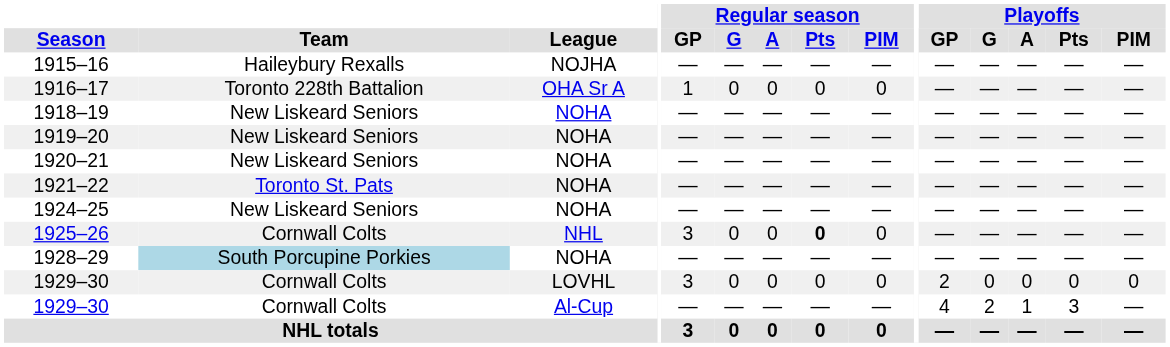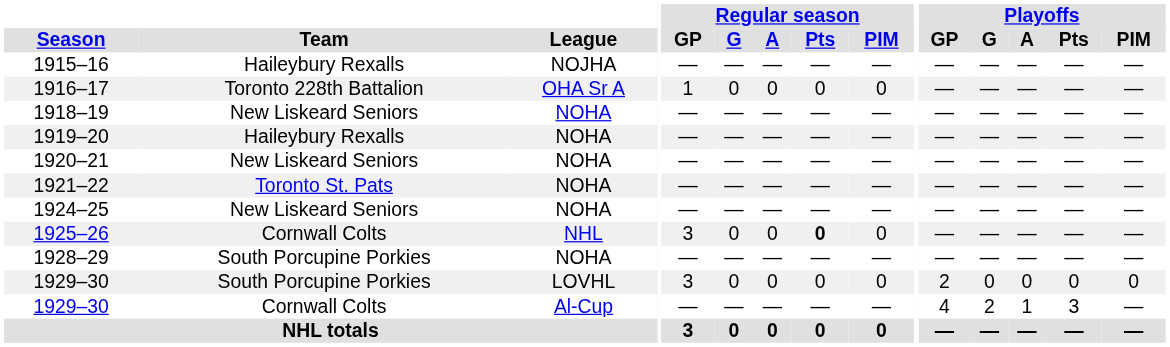(324, 136) New Liskeard Seniors -> (324, 136) Haileybury Rexalls
(324, 257) lightblue background -> (324, 257) no background
(324, 282) Cornwall Colts -> (324, 282) South Porcupine Porkies
